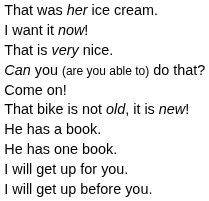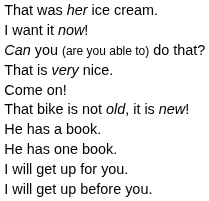rows swapped: (59, 50) <-> (105, 70)
